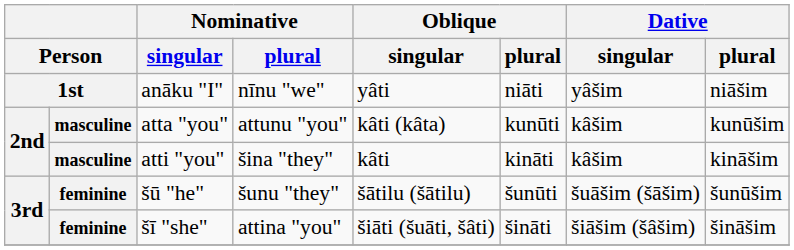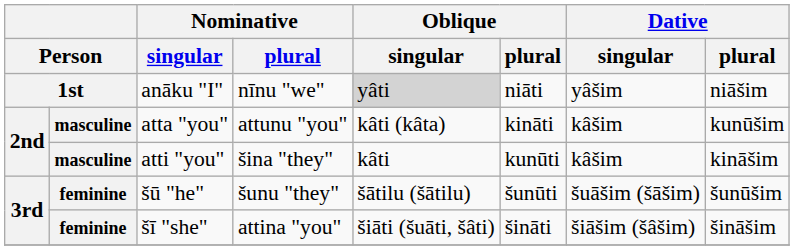(374, 90) no background -> (374, 90) lightgrey background
(532, 124) kunūti -> (529, 124) kināti
(529, 158) kināti -> (532, 158) kunūti
